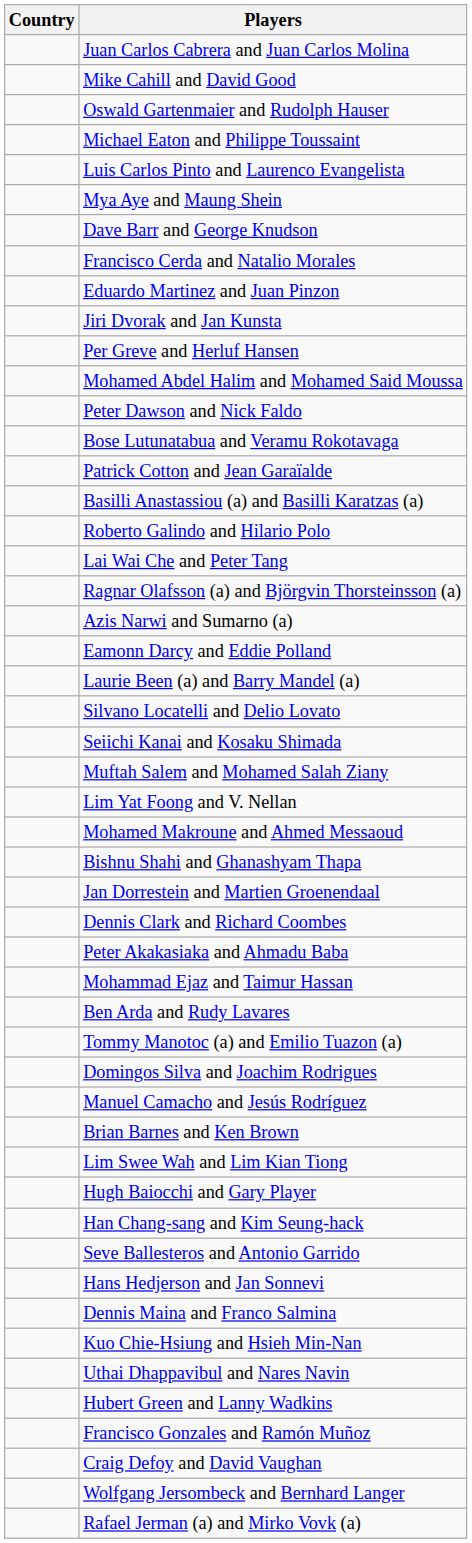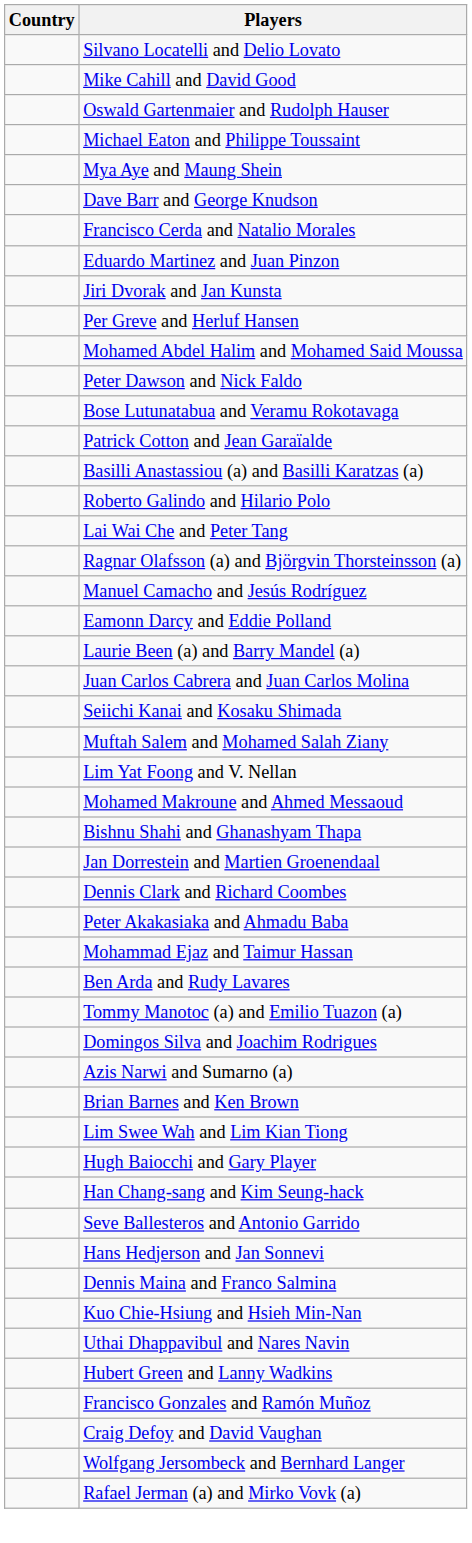rows swapped: (246, 49) <-> (212, 711)
- row: (244, 170)
rows swapped: (188, 621) <-> (225, 1102)
